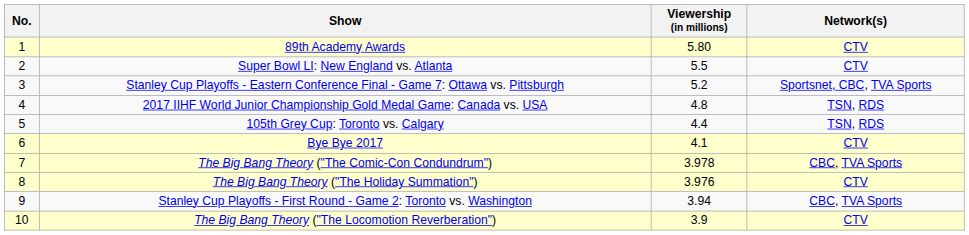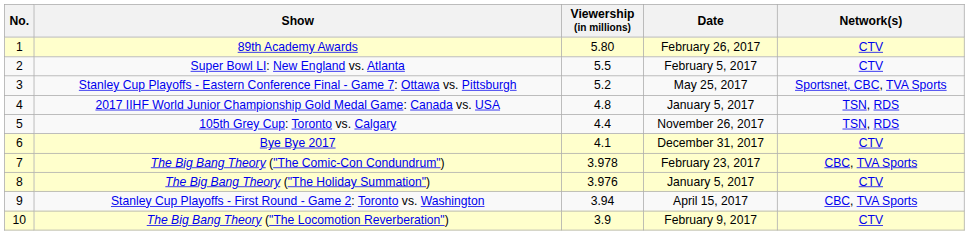+ column: (711, 20)
